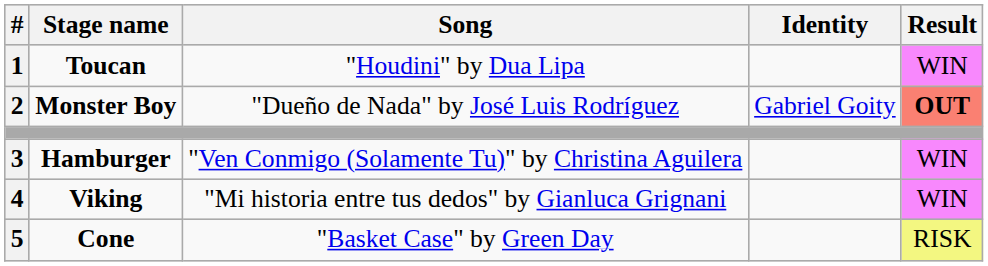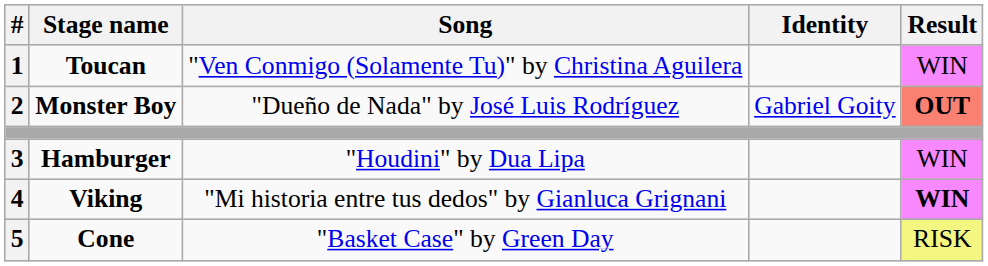(465, 65) "Houdini" by Dua Lipa -> (465, 65) "Ven Conmigo (Solamente Tu)" by Christina Aguilera
(465, 158) "Ven Conmigo (Solamente Tu)" by Christina Aguilera -> (465, 158) "Houdini" by Dua Lipa
(942, 199) normal -> (942, 198) bold
